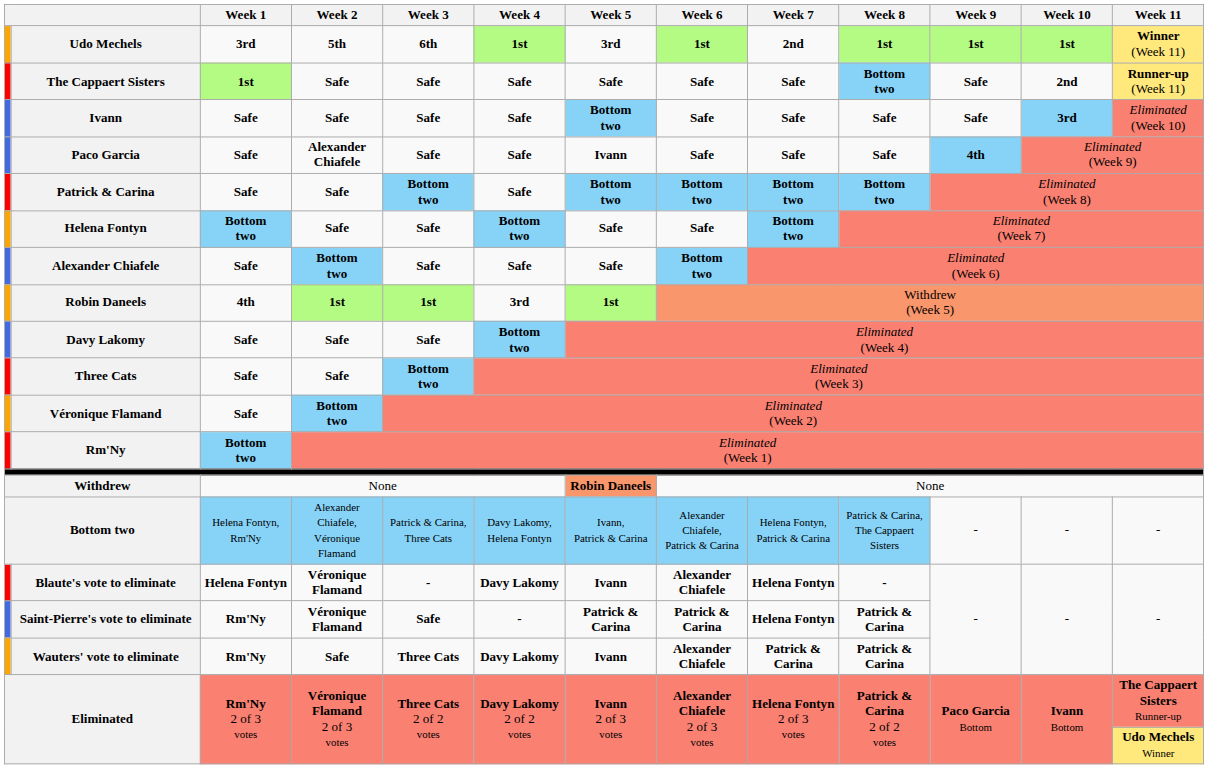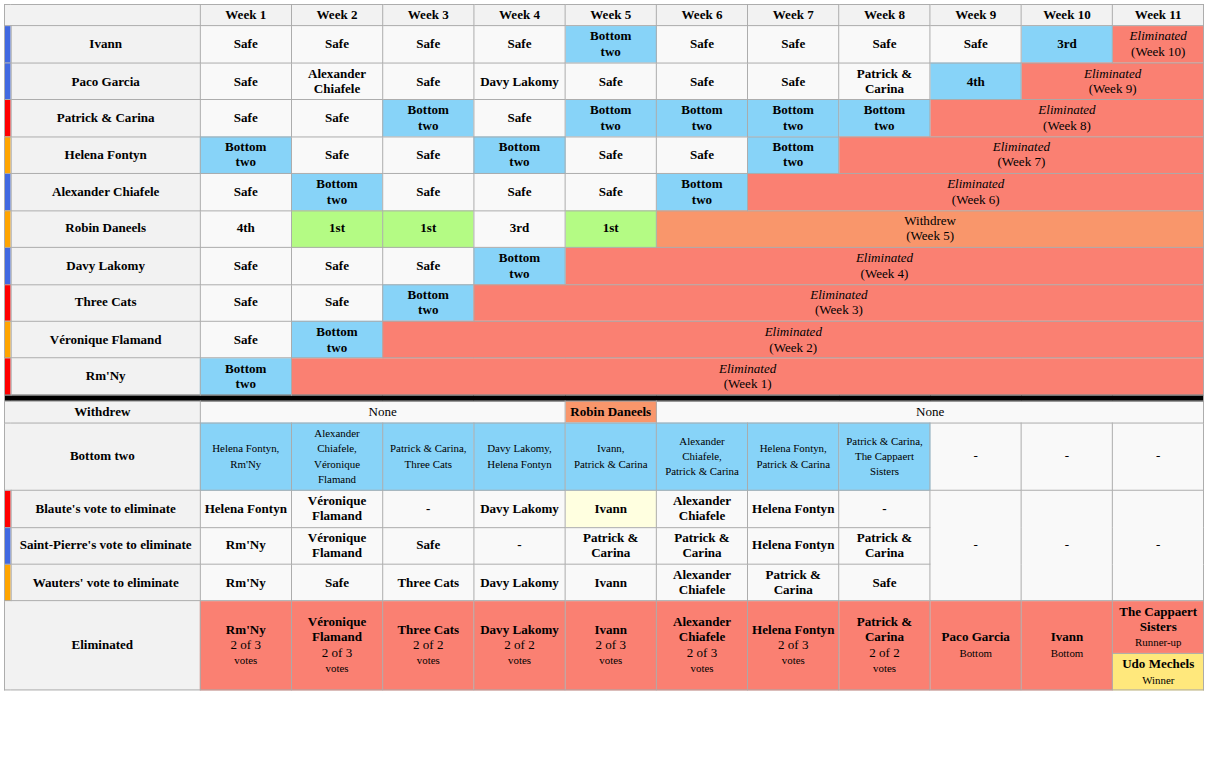- row: (106, 44)
- row: (106, 80)
(520, 154) Safe -> (520, 80) Davy Lakomy
(611, 154) Ivann -> (611, 80) Safe
(884, 154) Safe -> (884, 80) Patrick & Carina
(611, 582) no background -> (611, 508) lightyellow background
(884, 656) Patrick & Carina -> (884, 582) Safe
